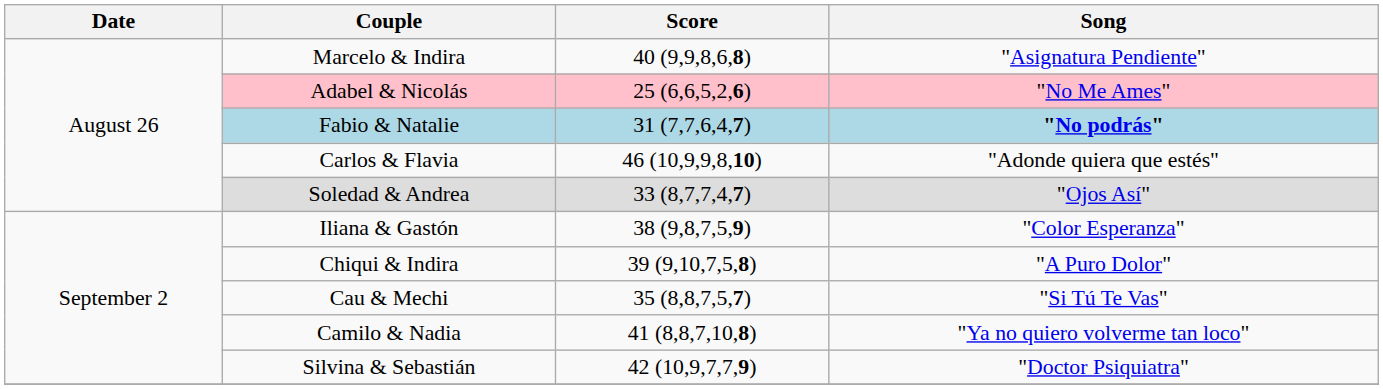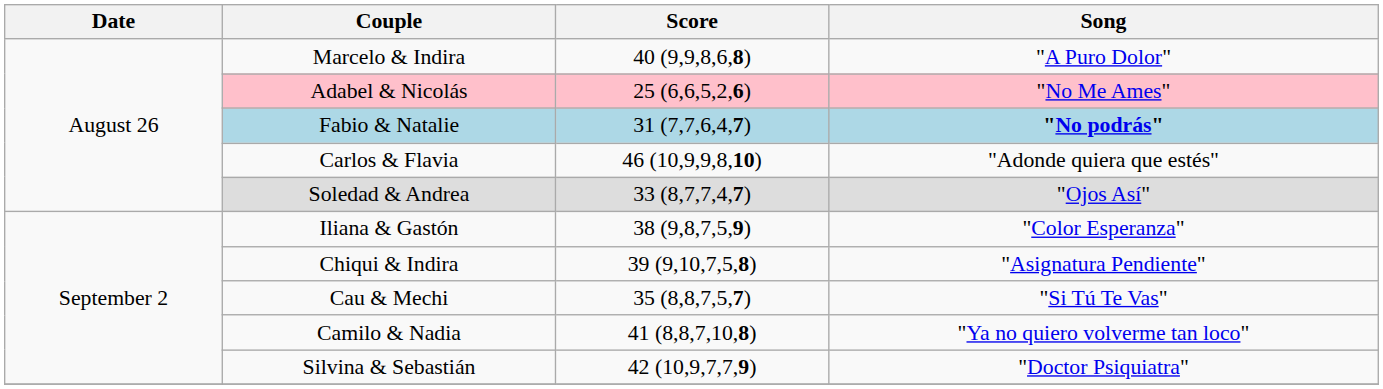(1103, 56) "Asignatura Pendiente" -> (1103, 56) "A Puro Dolor"
(1103, 263) "A Puro Dolor" -> (1103, 263) "Asignatura Pendiente"
